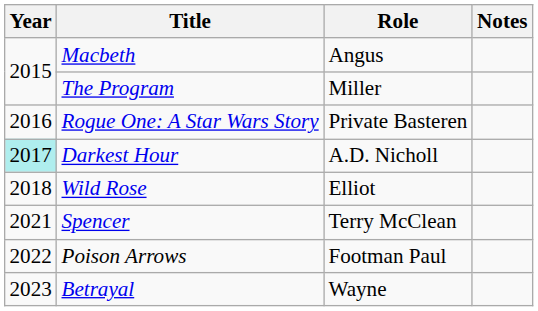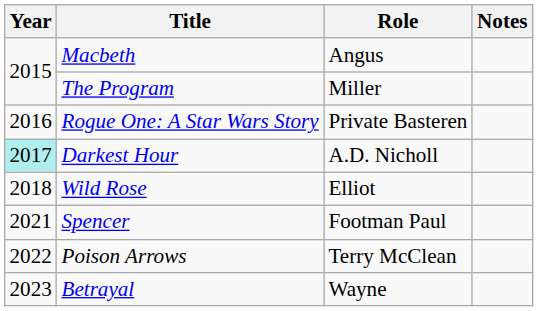(392, 222) Terry McClean -> (387, 222) Footman Paul
(387, 255) Footman Paul -> (392, 255) Terry McClean
